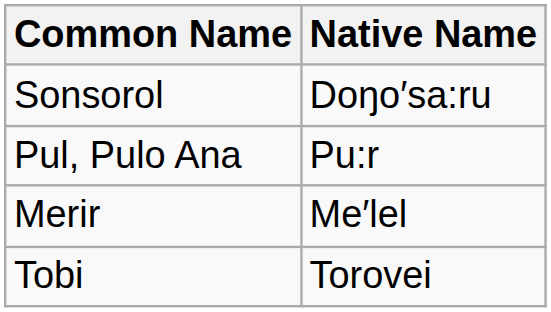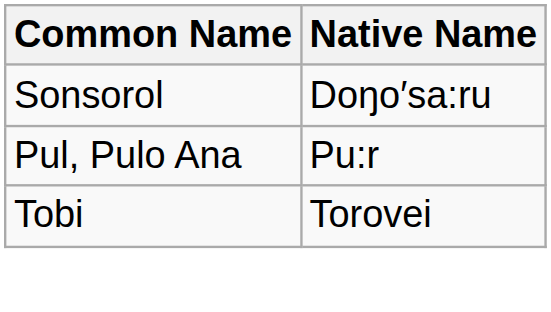- row: (57, 214)
